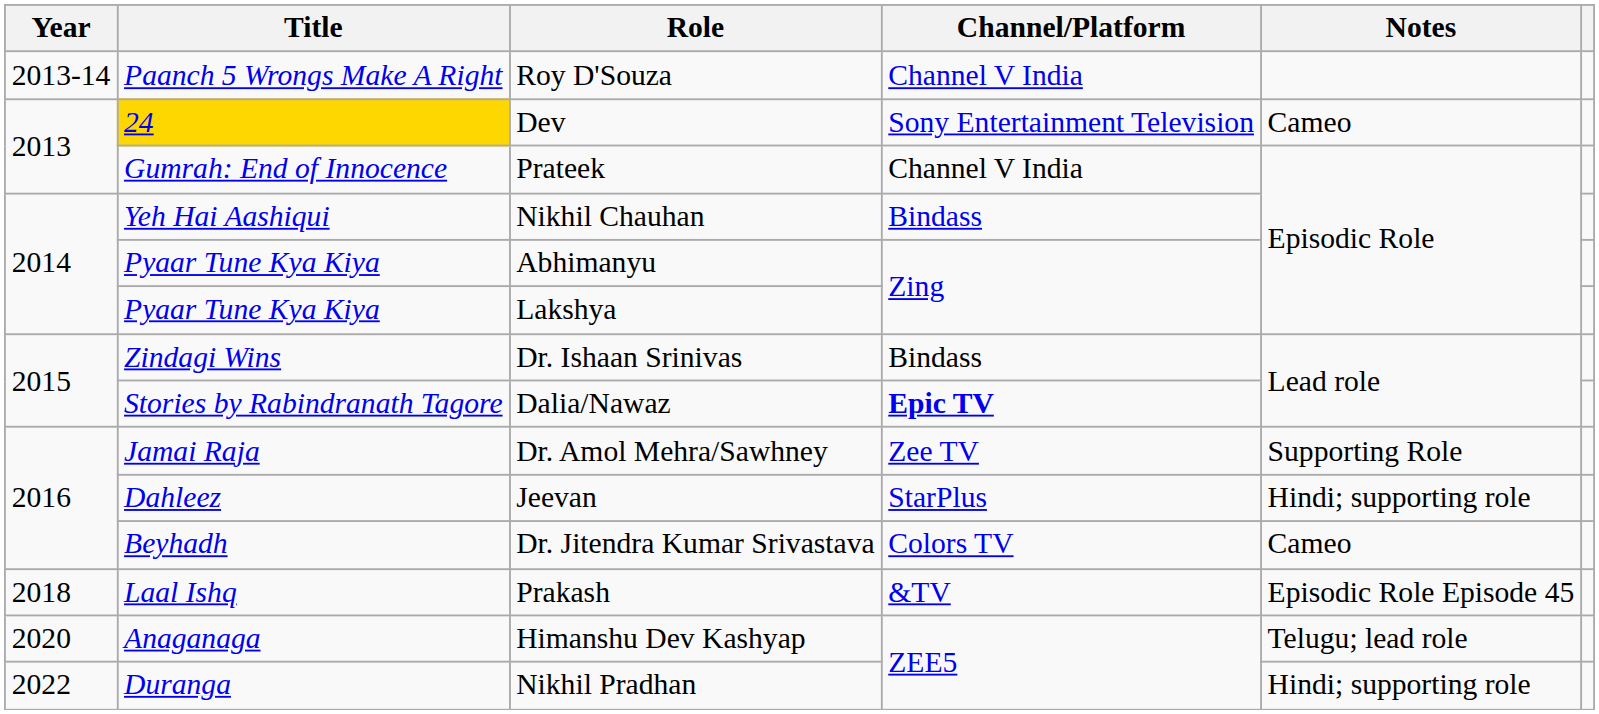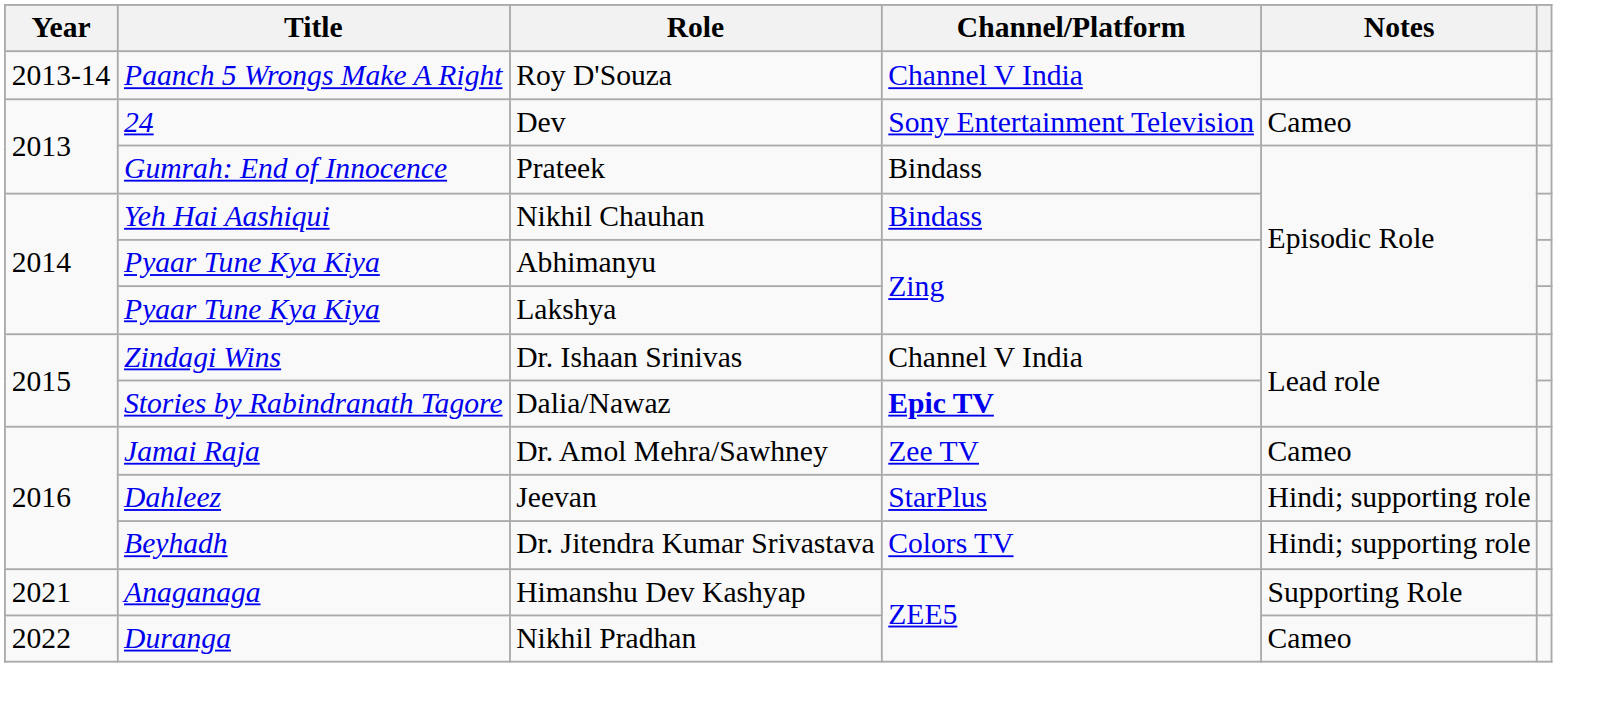(139, 121) gold background -> (139, 121) no background
(986, 168) Channel V India -> (935, 168) Bindass
(935, 356) Bindass -> (986, 356) Channel V India
(1365, 450) Supporting Role -> (1310, 450) Cameo
(1310, 544) Cameo -> (1399, 544) Hindi; supporting role
- row: (563, 591)
(41, 638) 2020 -> (41, 591) 2021
(1368, 638) Telugu; lead role -> (1365, 591) Supporting Role
(1399, 685) Hindi; supporting role -> (1310, 638) Cameo
